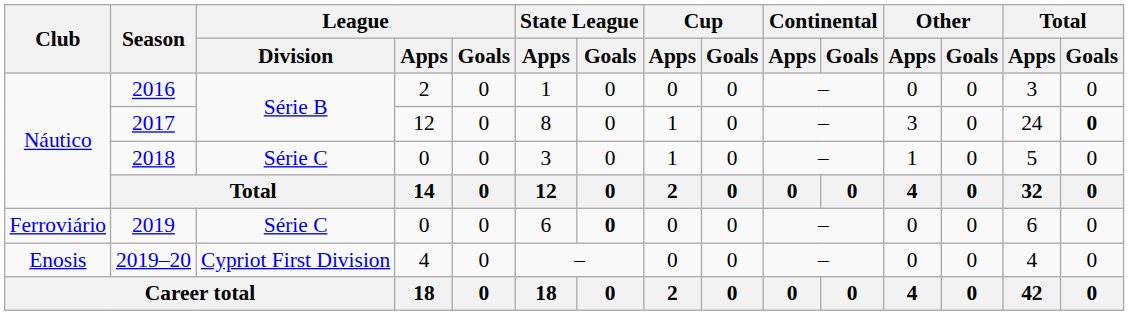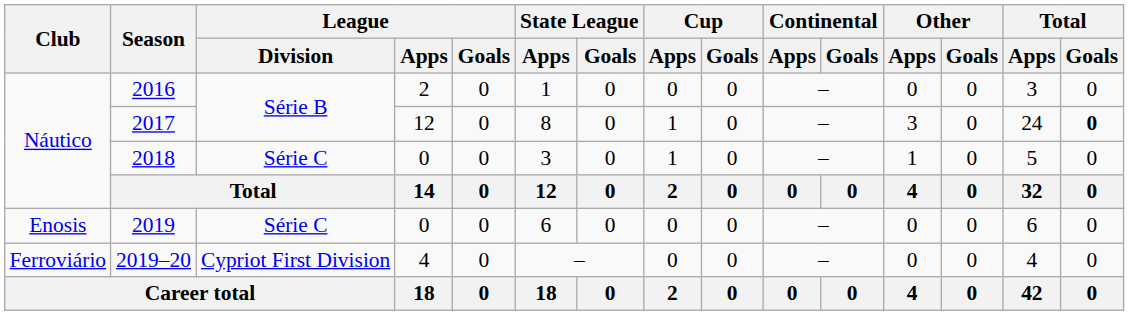(58, 225) Ferroviário -> (58, 225) Enosis
(610, 225) bold -> (610, 225) normal
(58, 259) Enosis -> (58, 259) Ferroviário
